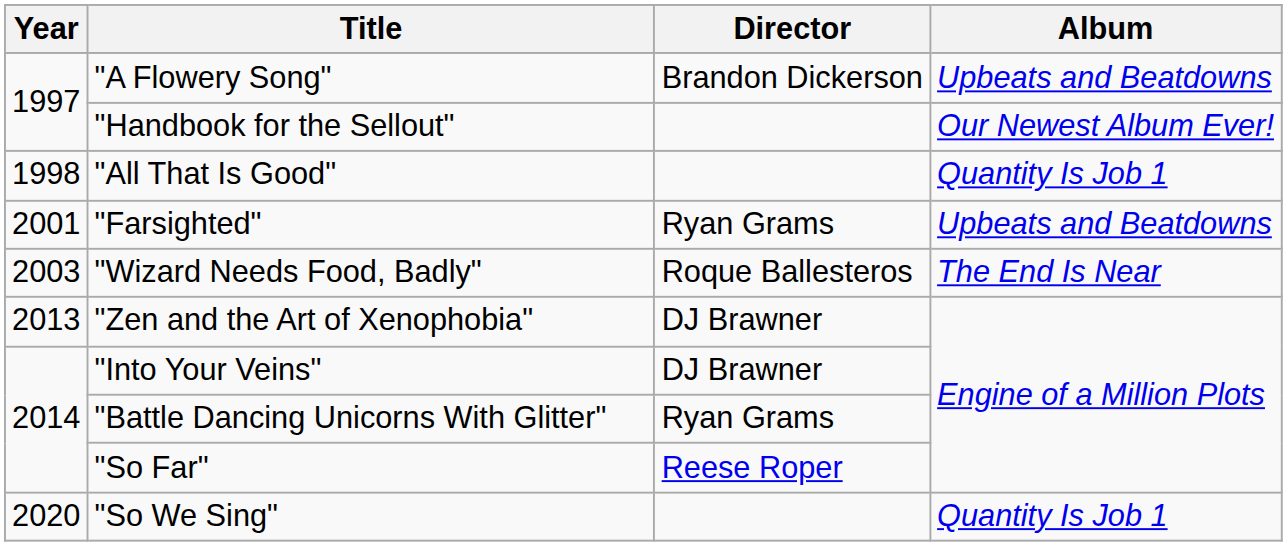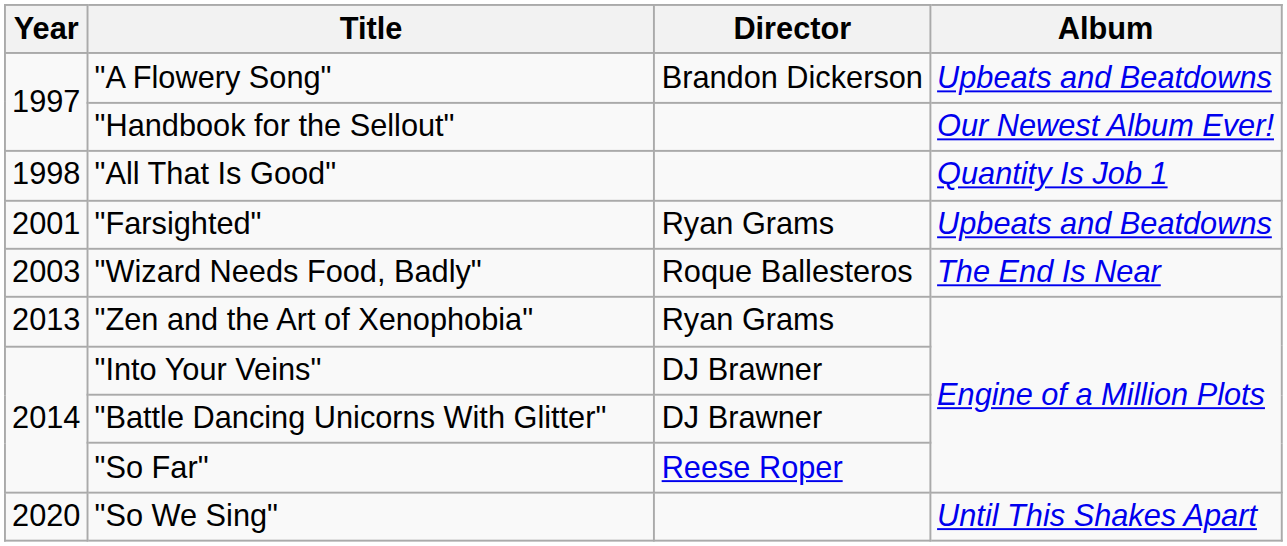(742, 321) DJ Brawner -> (748, 321) Ryan Grams
(748, 418) Ryan Grams -> (742, 418) DJ Brawner
(1052, 516) Quantity Is Job 1 -> (1097, 516) Until This Shakes Apart
